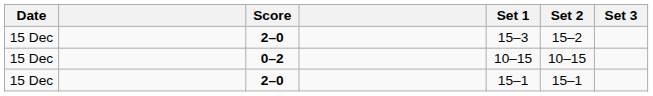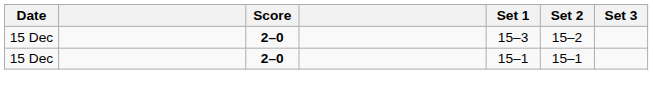- row: (31, 59)
